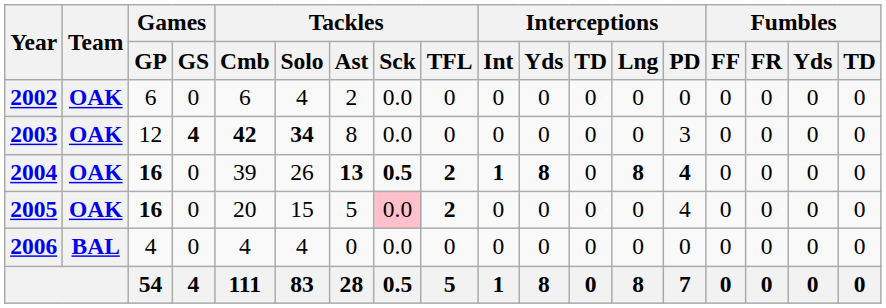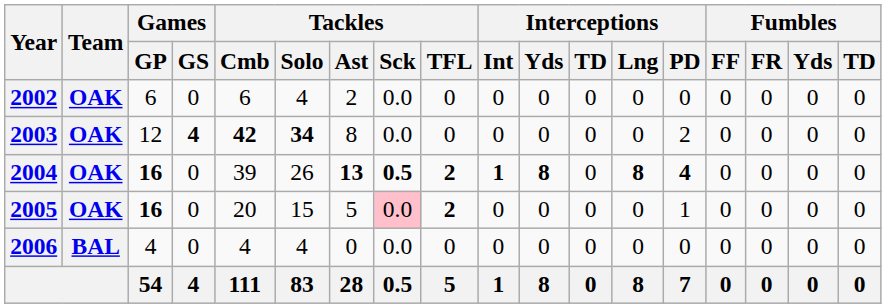(685, 135) 3 -> (685, 135) 2
(685, 209) 4 -> (685, 209) 1
